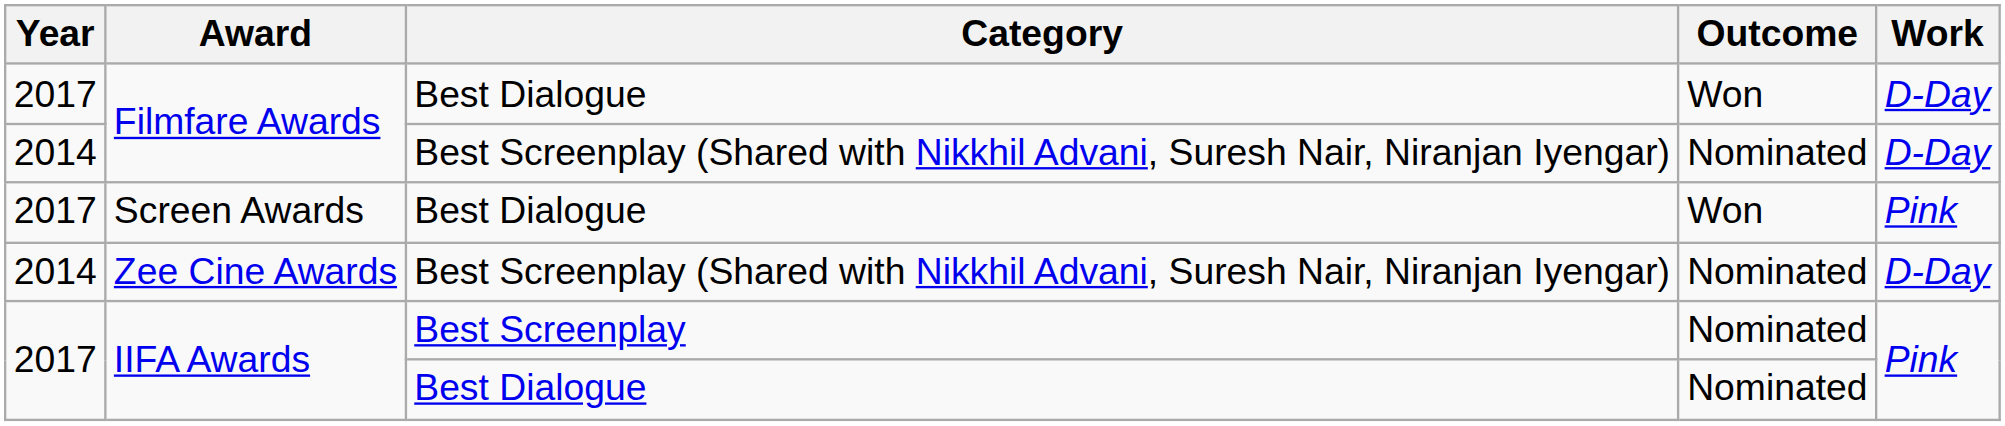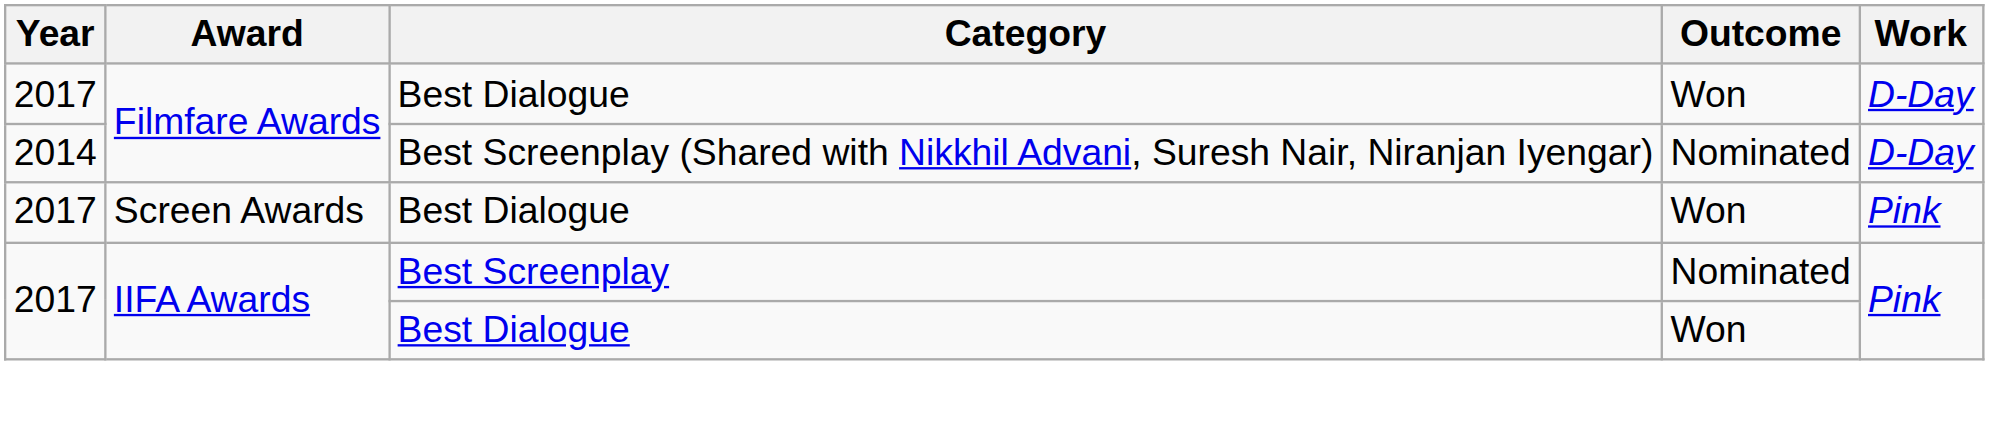- row: (255, 270)
(1777, 388) Nominated -> (1709, 329) Won
